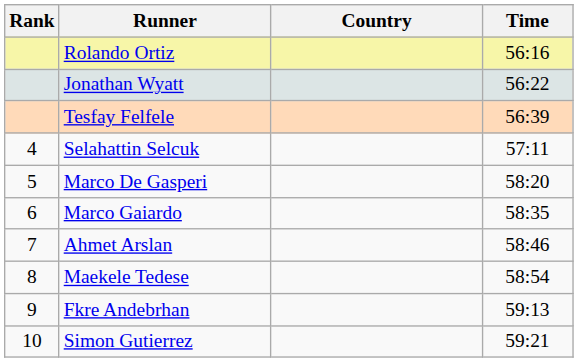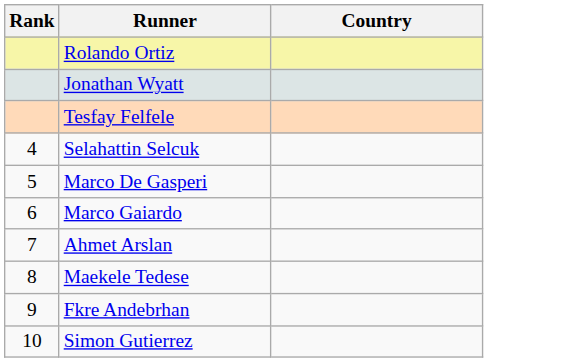- column: (527, 20)
